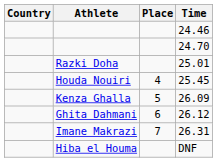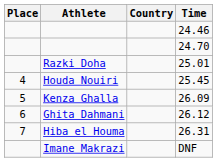columns swapped: (158, 13) <-> (29, 13)
(96, 132) Imane Makrazi -> (84, 132) Hiba el Houma
(96, 148) Hiba el Houma -> (84, 148) Imane Makrazi
